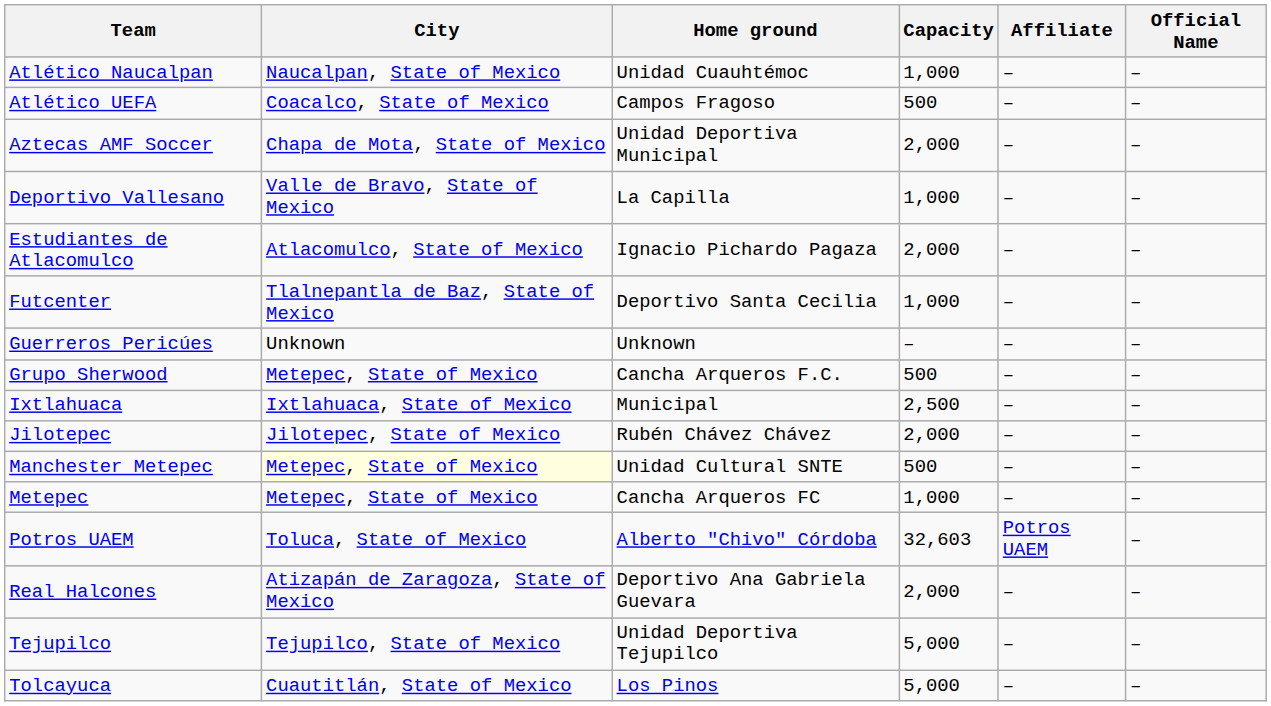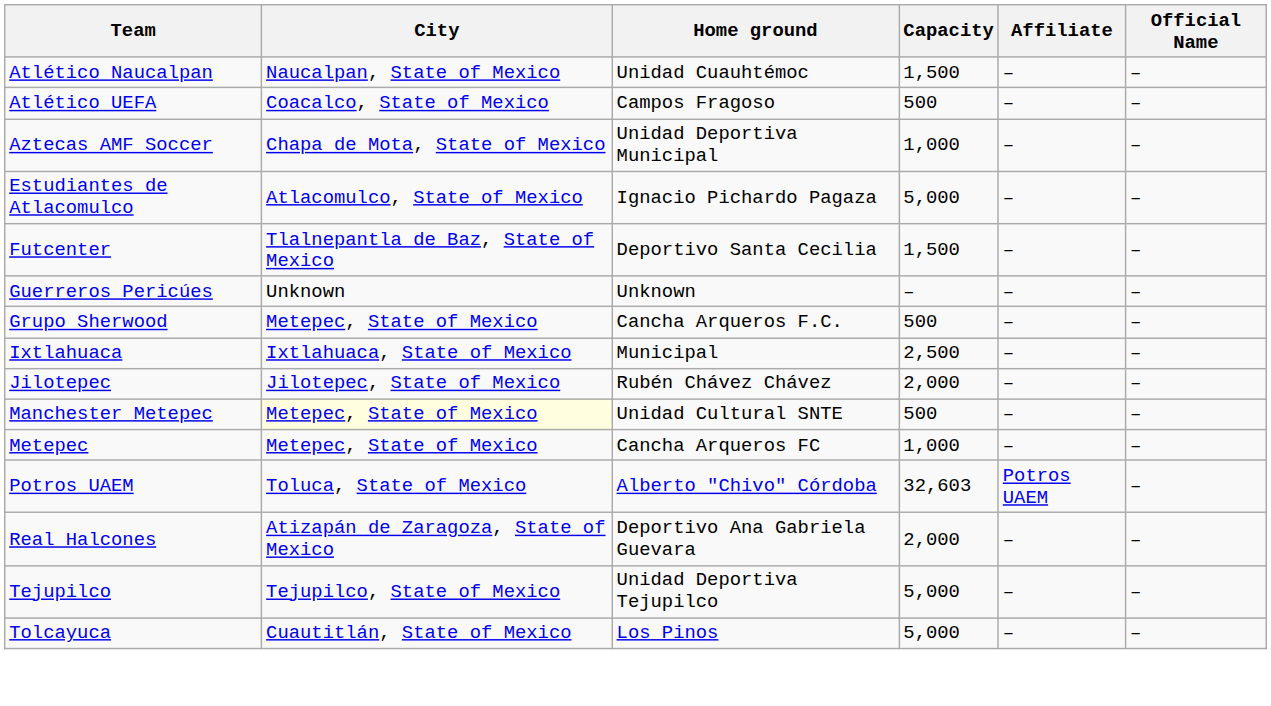(932, 73) 1,000 -> (932, 73) 1,500
(932, 145) 2,000 -> (932, 145) 1,000
- row: (117, 197)
(932, 250) 2,000 -> (932, 197) 5,000
(932, 302) 1,000 -> (932, 250) 1,500
